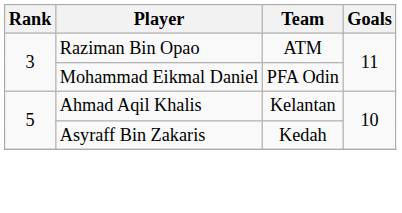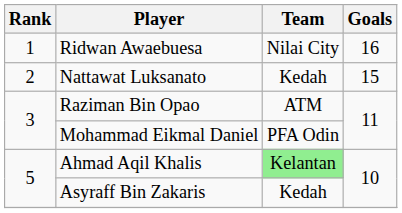+ row: (131, 47)
+ row: (133, 76)
(303, 105) no background -> (303, 163) lightgreen background
